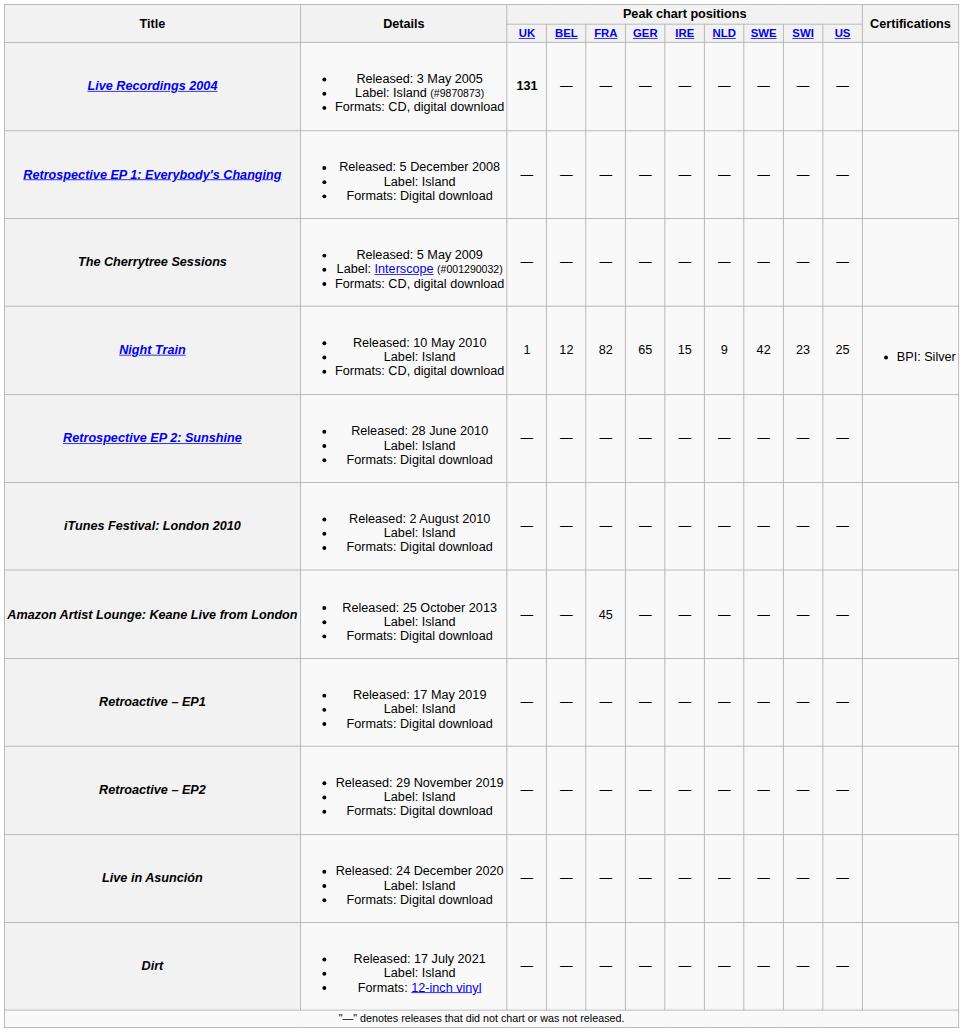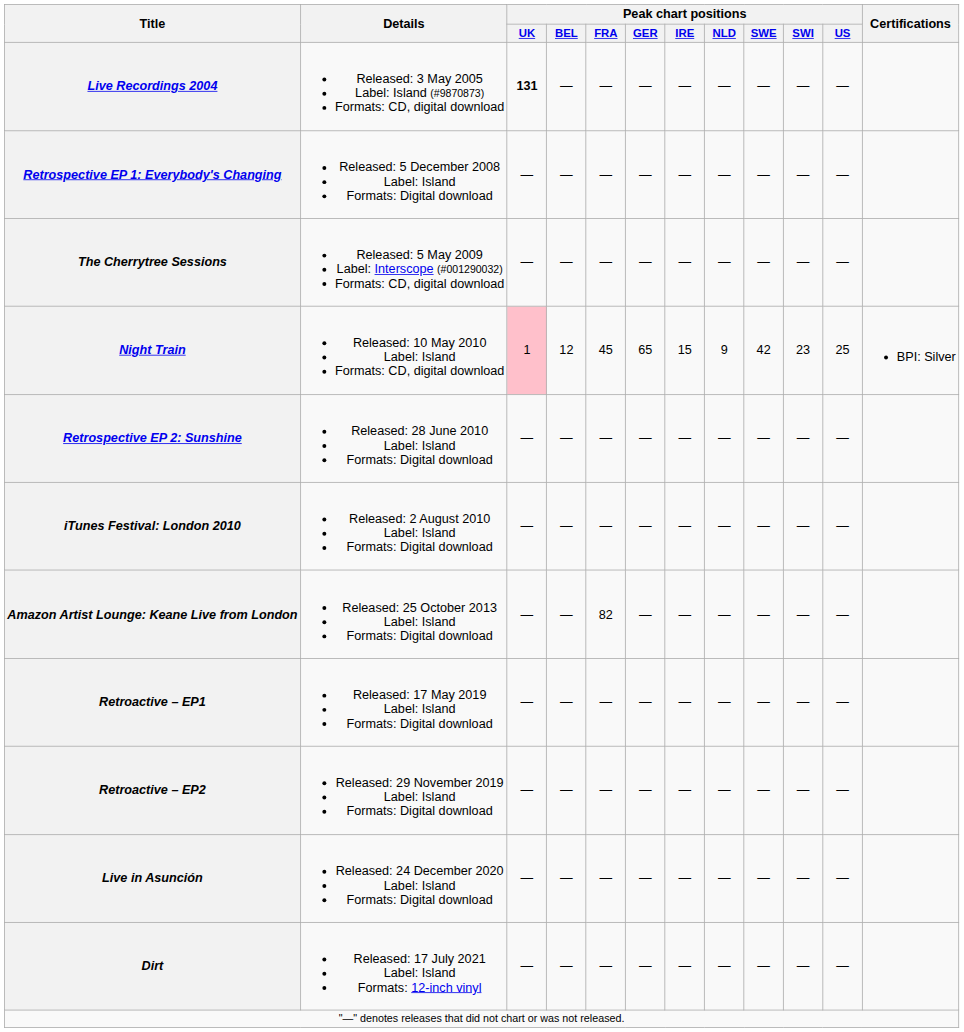(527, 350) no background -> (527, 350) pink background
(606, 350) 82 -> (606, 350) 45
(606, 614) 45 -> (606, 614) 82
